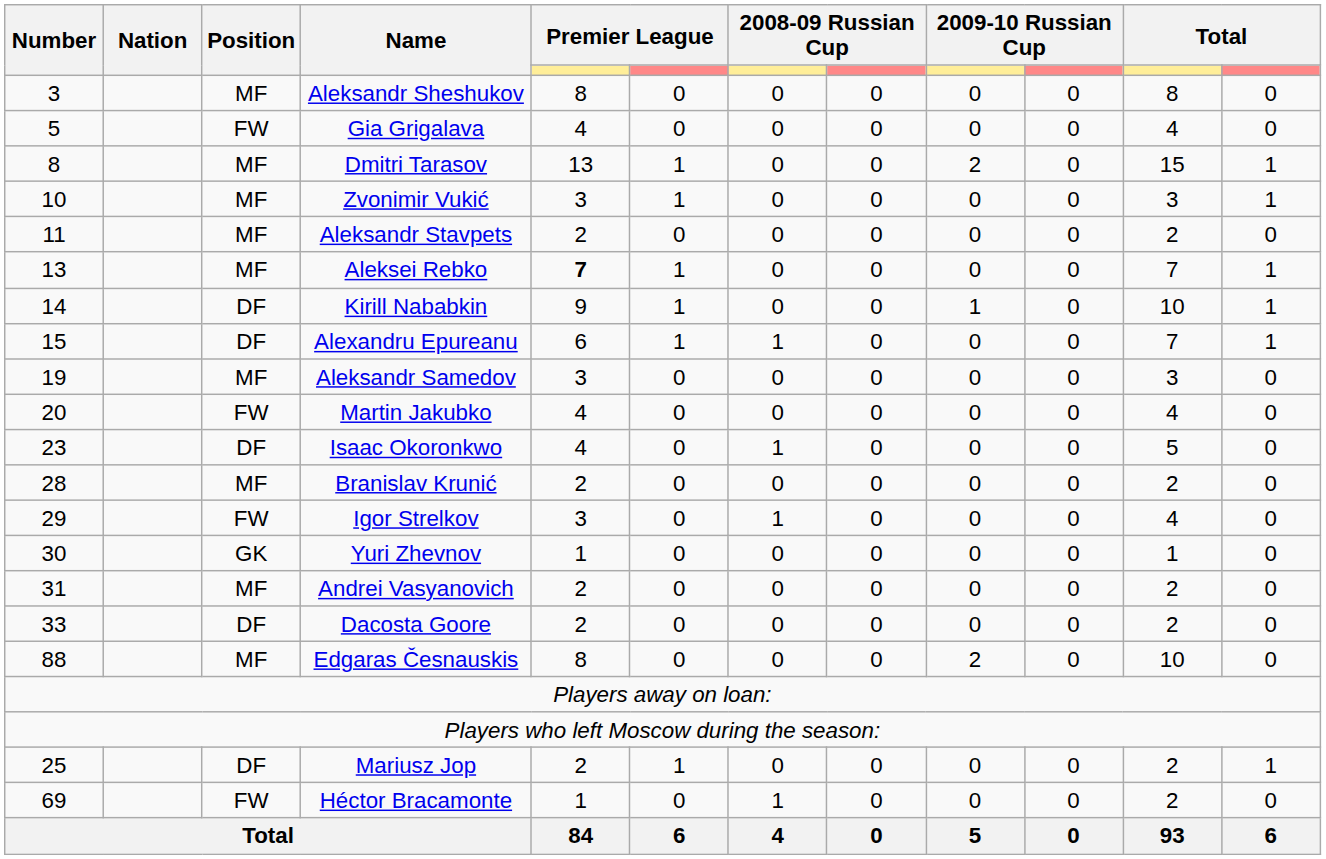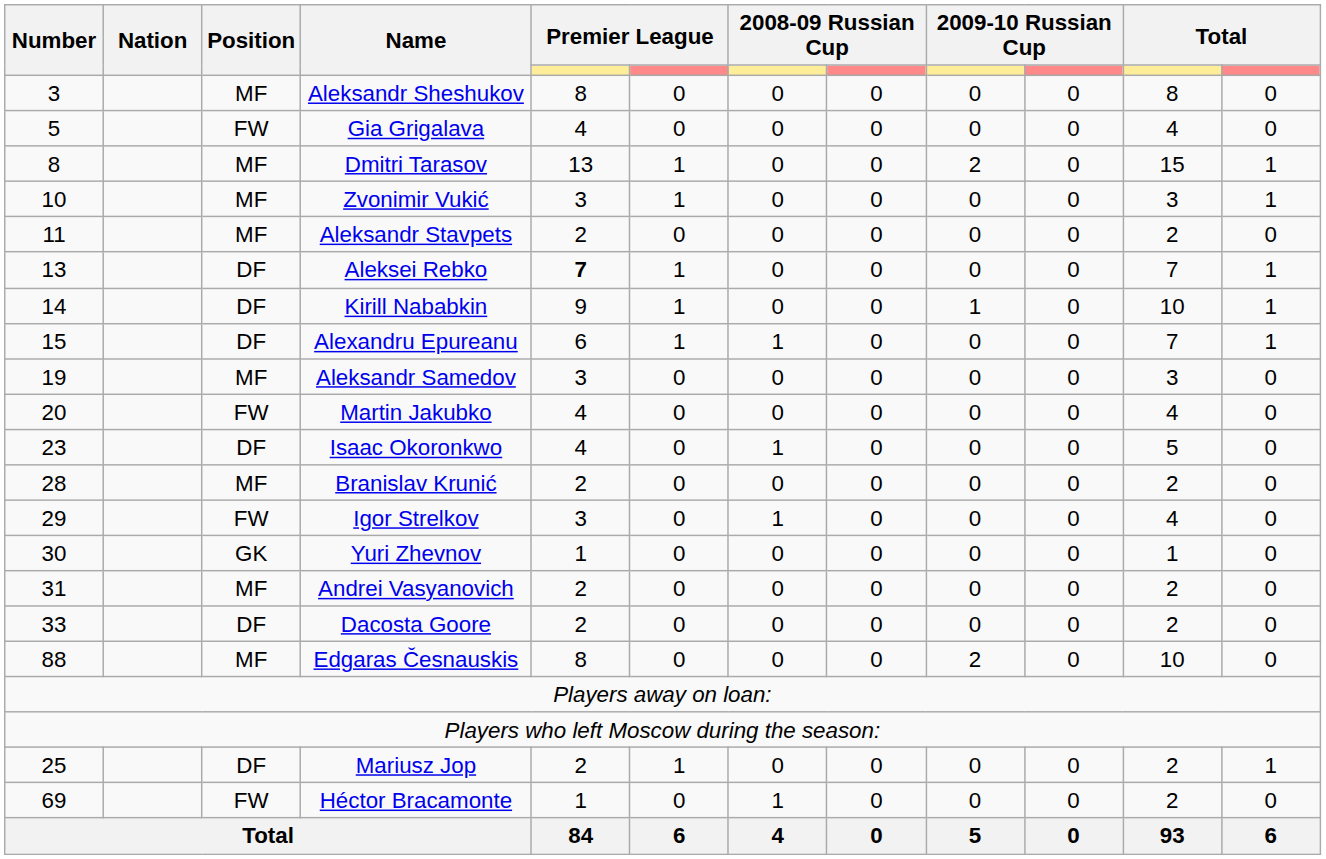(251, 270) MF -> (251, 270) DF
